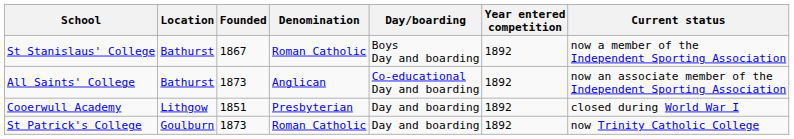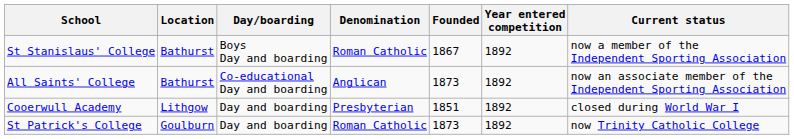columns swapped: (243, 20) <-> (426, 20)
